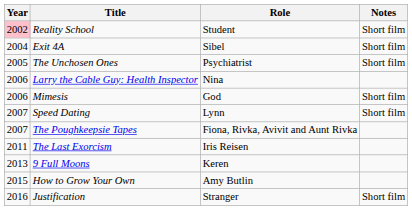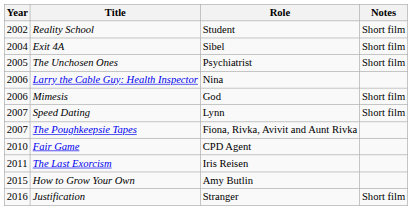(17, 29) pink background -> (17, 29) no background
+ row: (56, 146)
- row: (61, 163)
